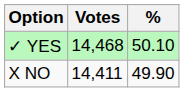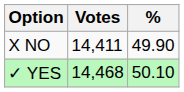rows swapped: (35, 46) <-> (29, 73)
